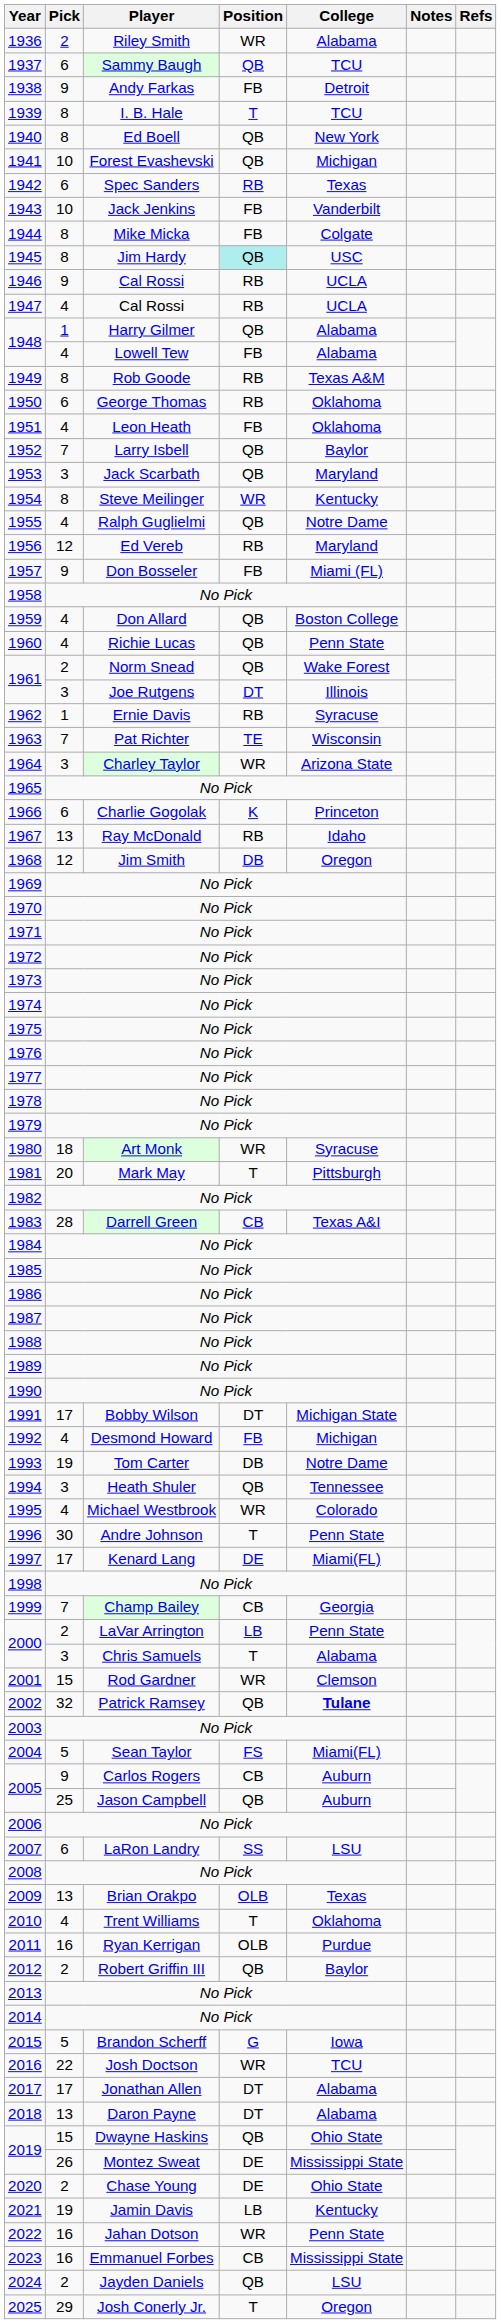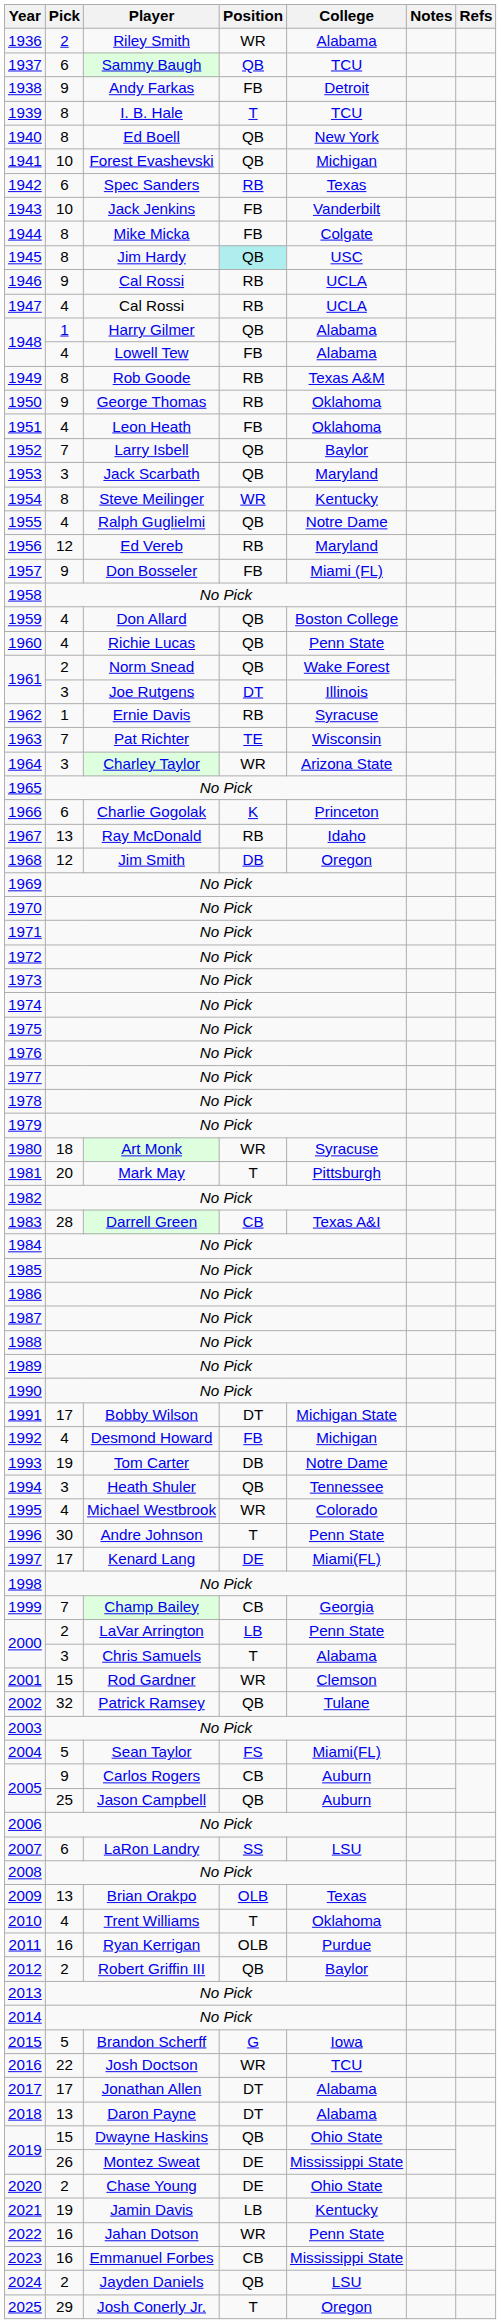(64, 402) 6 -> (64, 402) 9
(347, 1703) bold -> (347, 1703) normal
